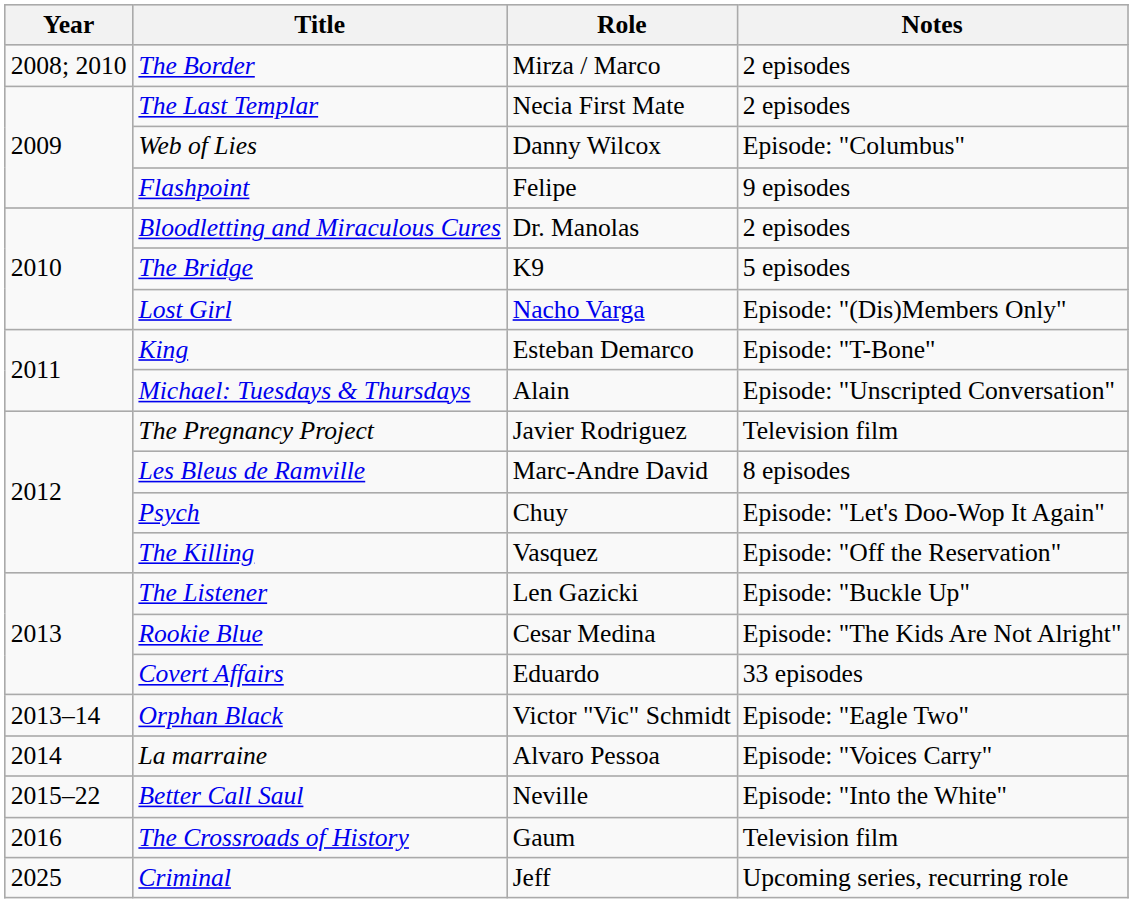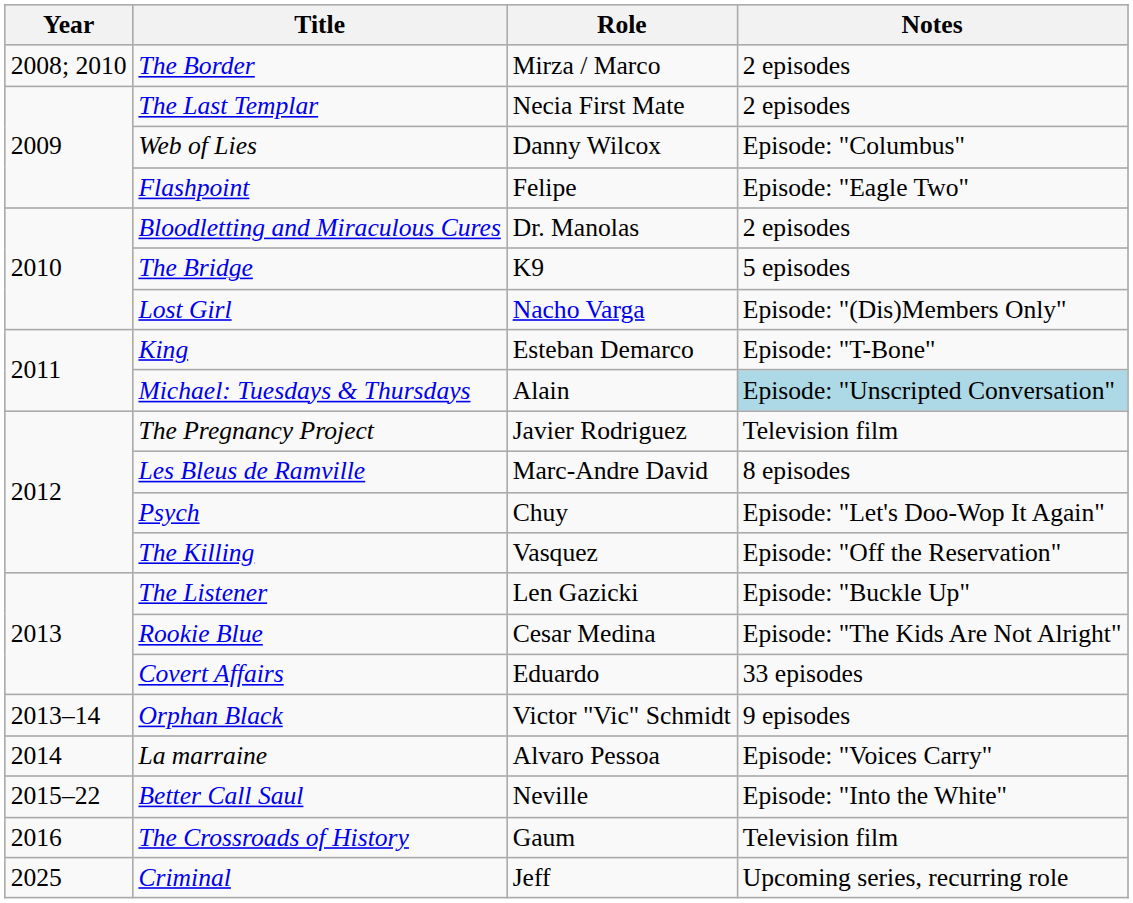(796, 187) 9 episodes -> (856, 187) Episode: "Eagle Two"
(929, 390) no background -> (929, 390) lightblue background
(856, 715) Episode: "Eagle Two" -> (796, 715) 9 episodes
